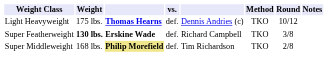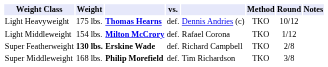+ row: (38, 34)
(288, 34) 3/8 -> (289, 46) 2/8
(134, 46) khaki background -> (134, 58) no background
(288, 46) 2/8 -> (289, 58) 3/8
